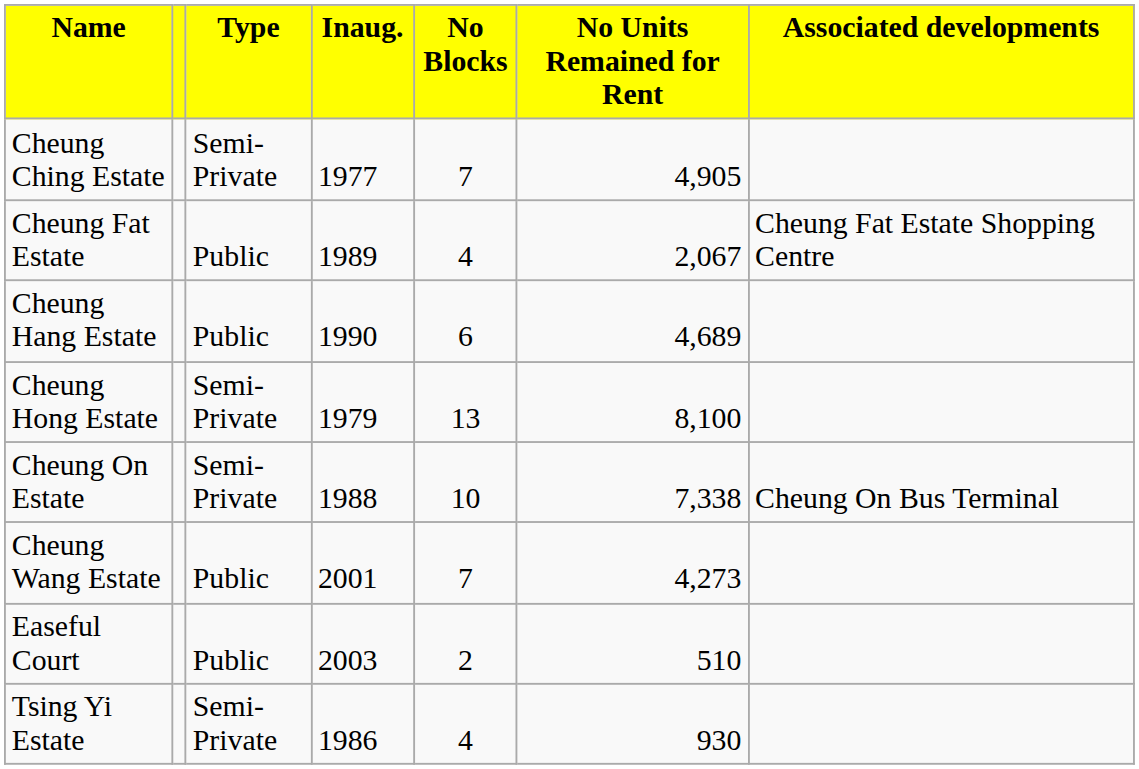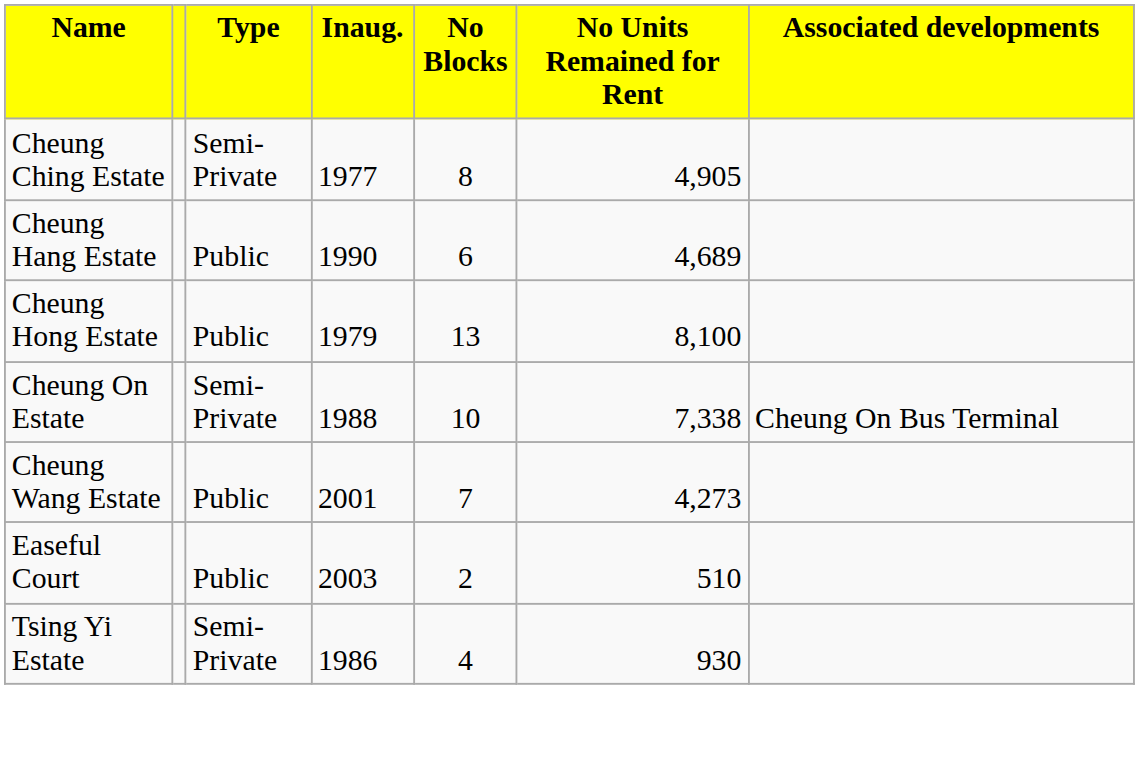(466, 175) 7 -> (466, 175) 8
- row: (81, 239)
(235, 401) Semi-Private -> (231, 337) Public
